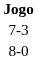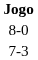rows swapped: (19, 30) <-> (19, 51)
